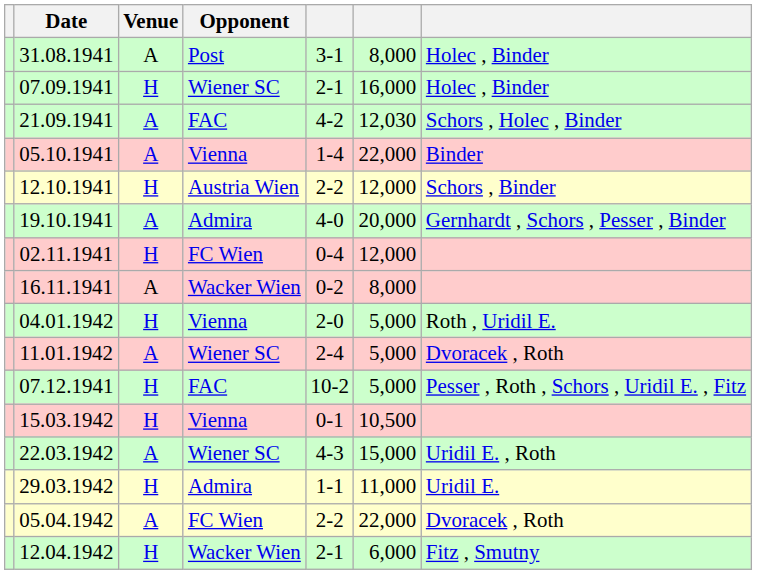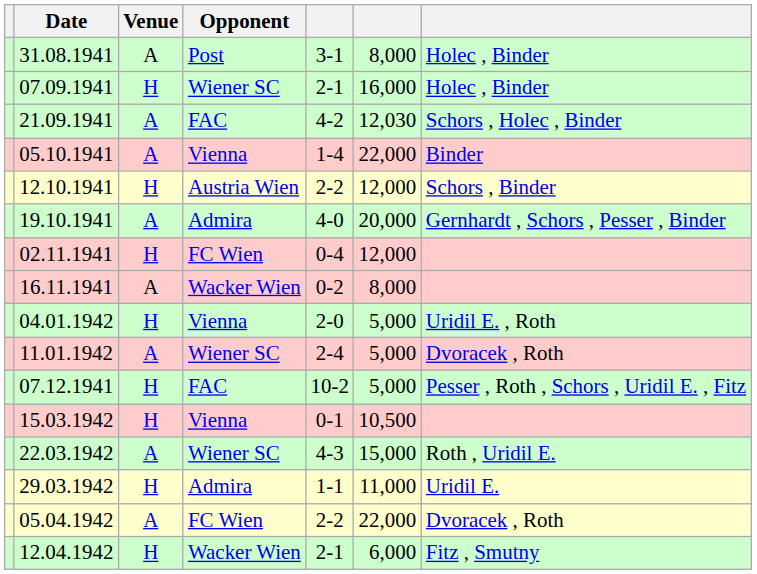(491, 320) Roth , Uridil E. -> (491, 320) Uridil E. , Roth
(491, 453) Uridil E. , Roth -> (491, 453) Roth , Uridil E.
